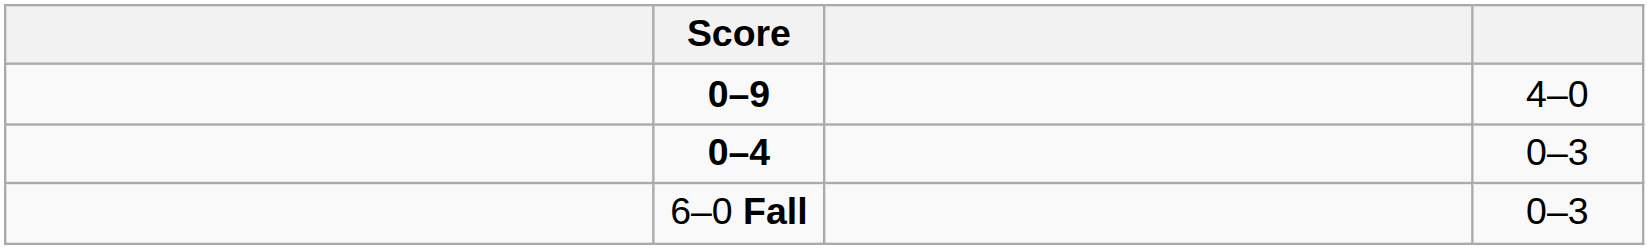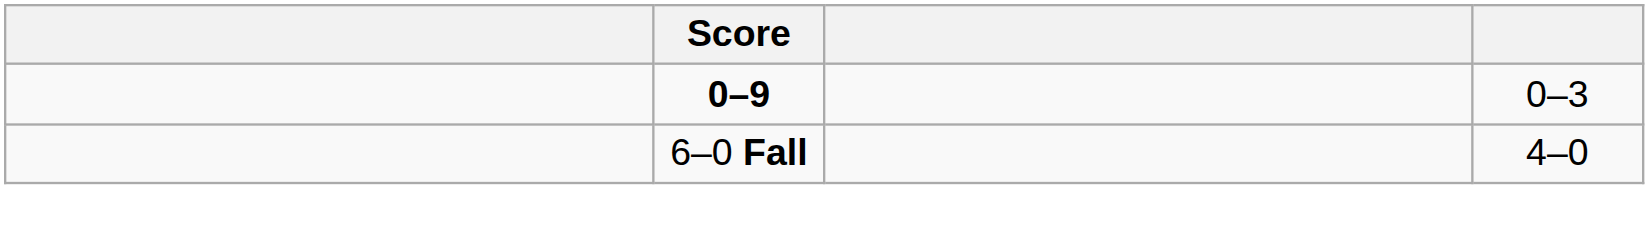(1557, 93) 4–0 -> (1557, 93) 0–3
- row: (739, 152)
(1557, 212) 0–3 -> (1557, 152) 4–0
